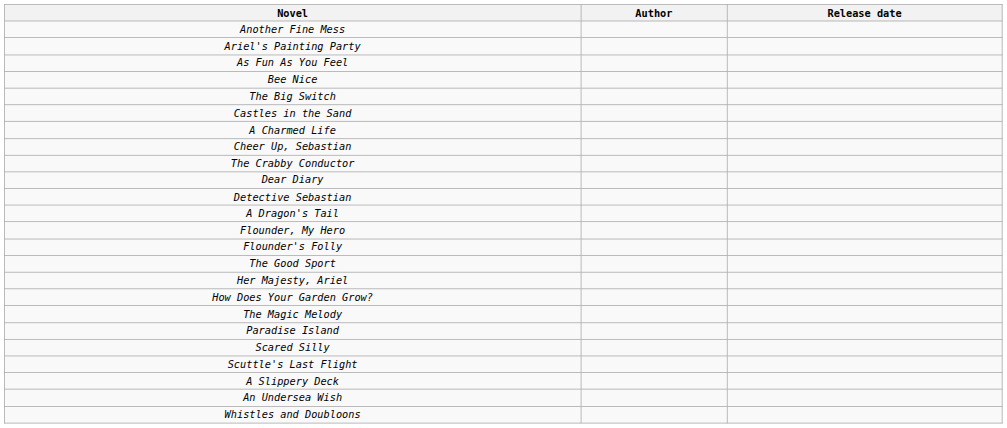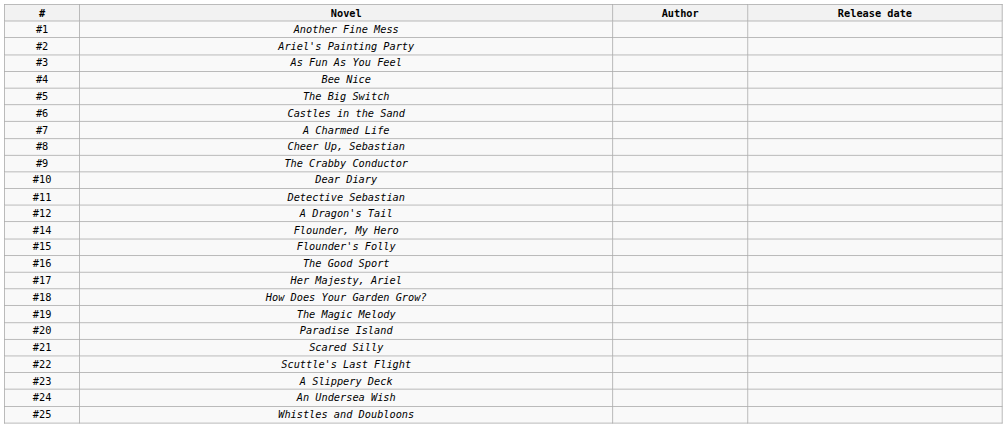+ column: (42, 13)
